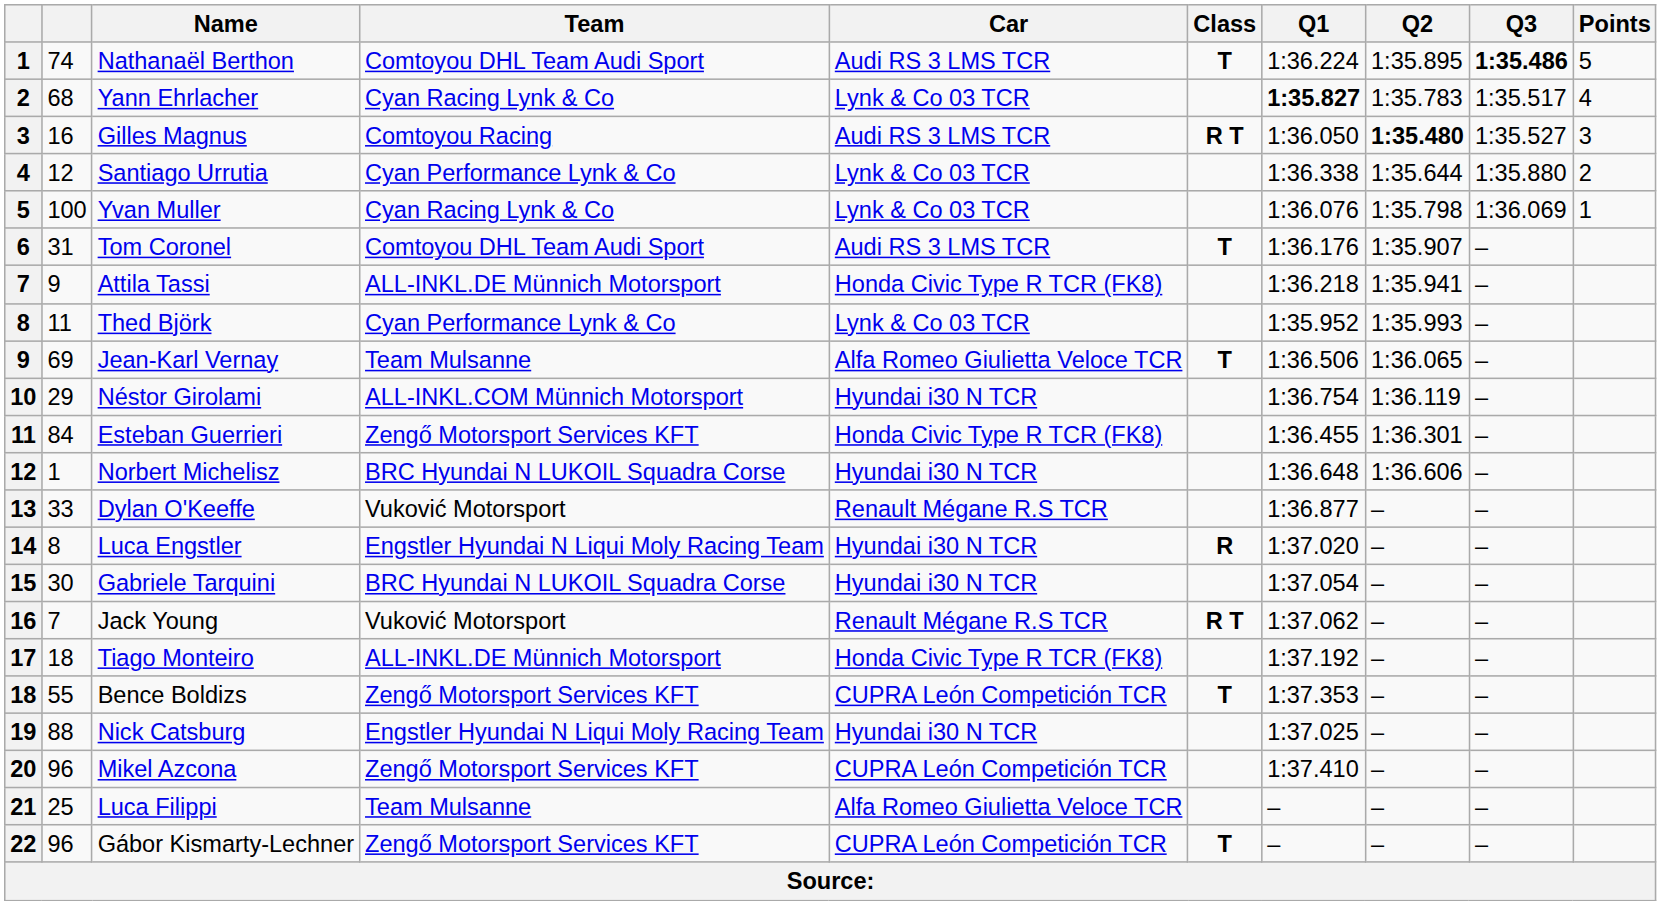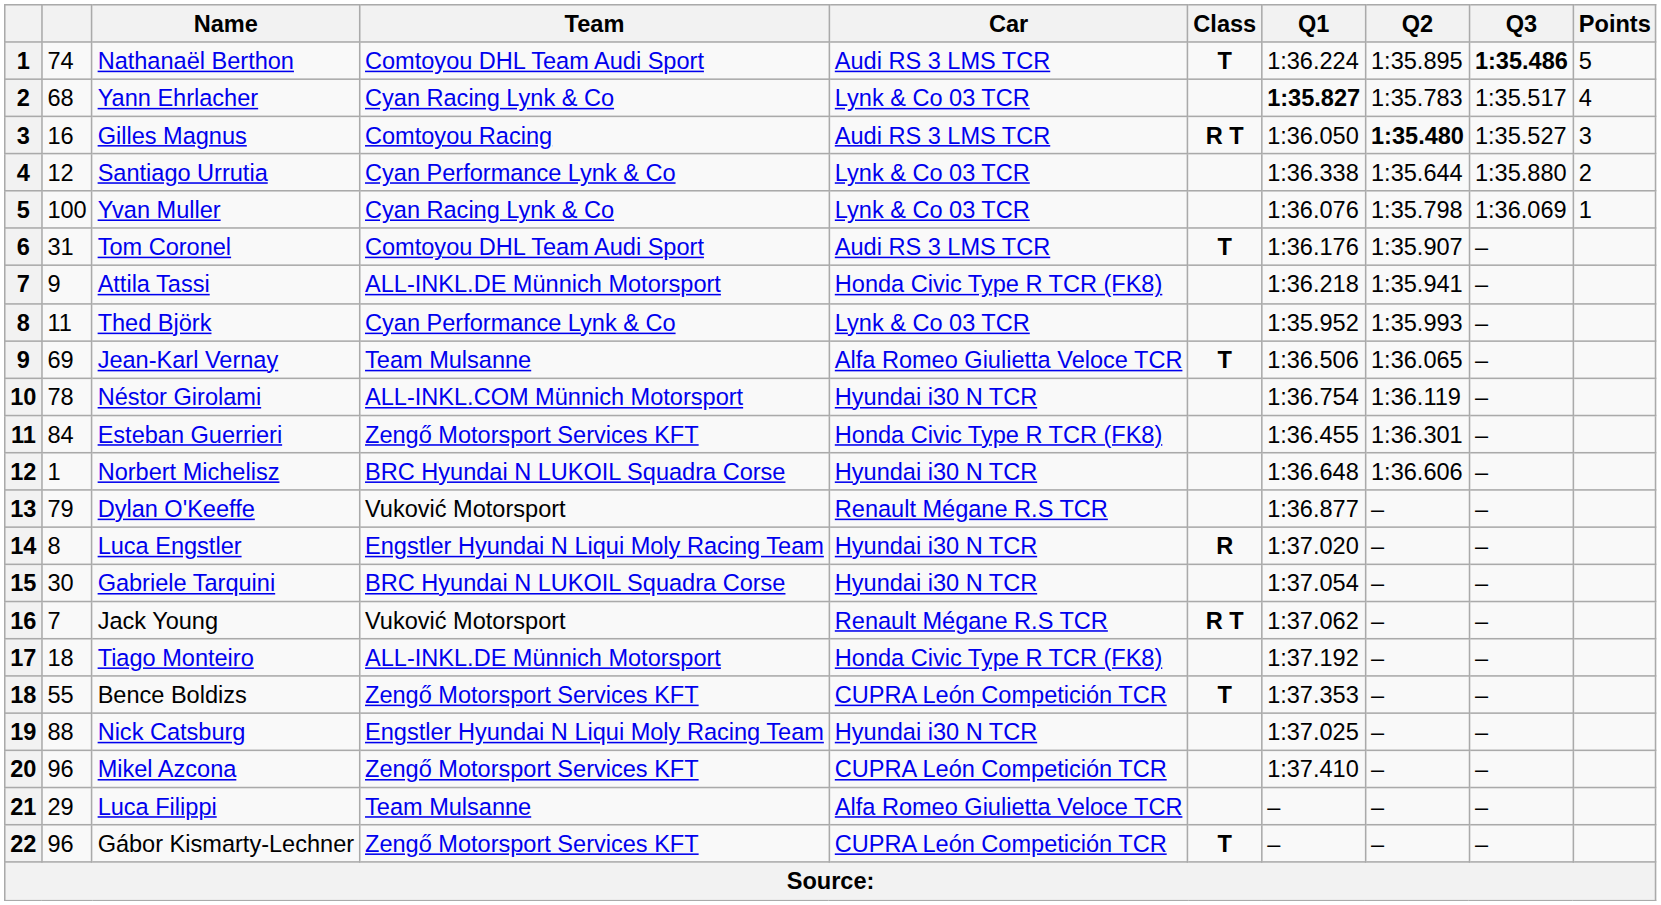(61, 397) 29 -> (61, 397) 78
(61, 508) 33 -> (61, 508) 79
(61, 807) 25 -> (61, 807) 29
